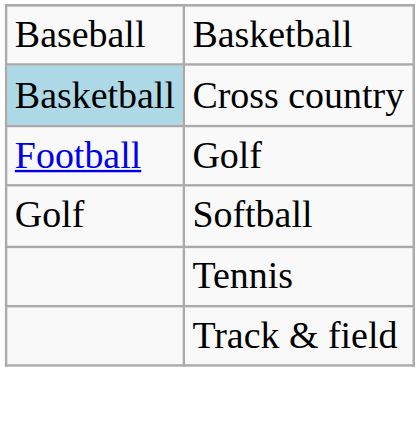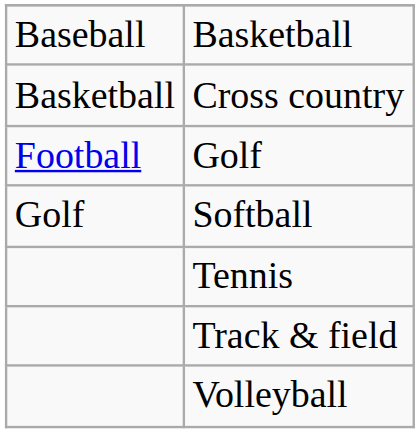(95, 94) lightblue background -> (95, 94) no background
+ row: (270, 395)
